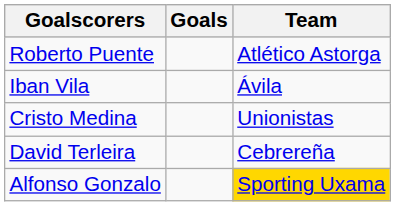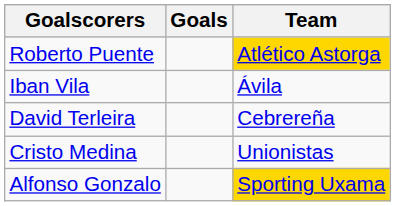(309, 53) no background -> (309, 53) gold background
rows swapped: (73, 119) <-> (72, 151)
